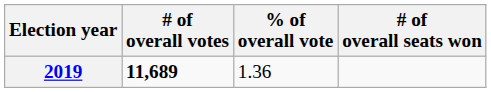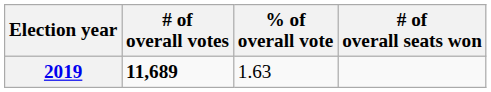(255, 71) 1.36 -> (255, 71) 1.63
